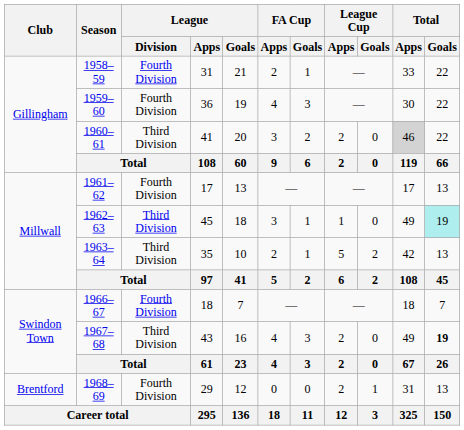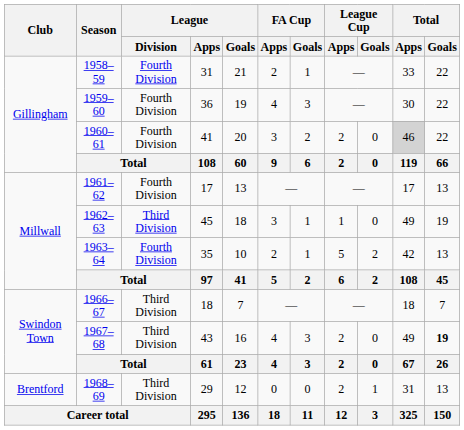(156, 137) Third Division -> (156, 137) Fourth Division
(442, 221) paleturquoise background -> (442, 221) no background
(156, 254) Third Division -> (156, 254) Fourth Division
(156, 305) Fourth Division -> (156, 305) Third Division
(156, 389) Fourth Division -> (156, 389) Third Division
